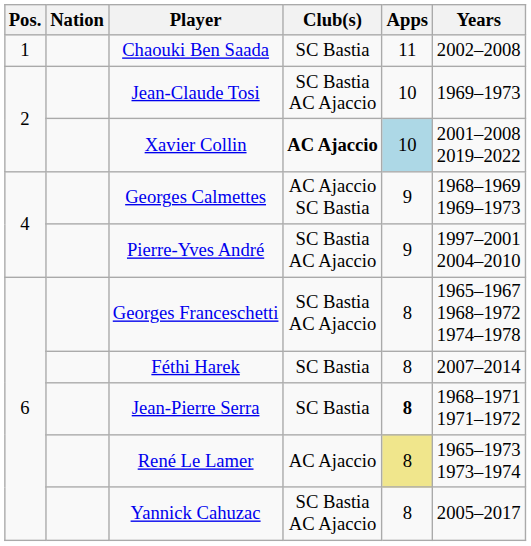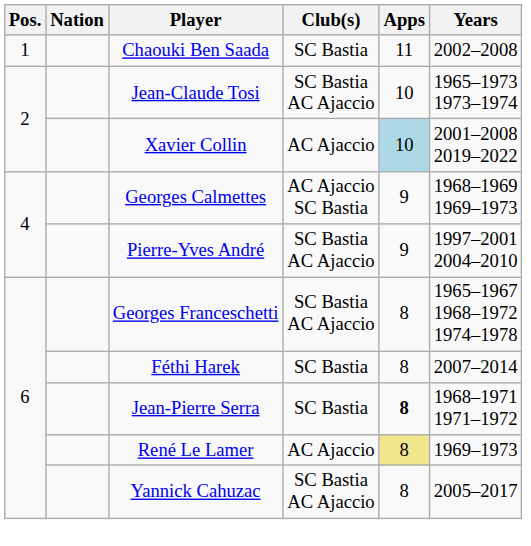(479, 91) 1969–1973 -> (476, 91) 1965–1973 1973–1974
(333, 144) bold -> (331, 144) normal
(479, 460) 1965–1973 1973–1974 -> (476, 449) 1969–1973
